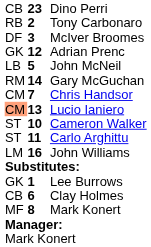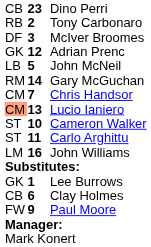- row: (31, 210)
+ row: (31, 210)
